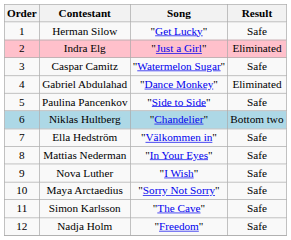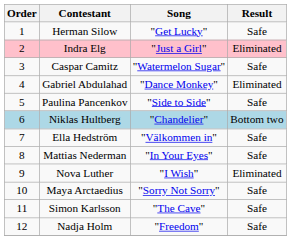(257, 173) Safe -> (257, 173) Eliminated
